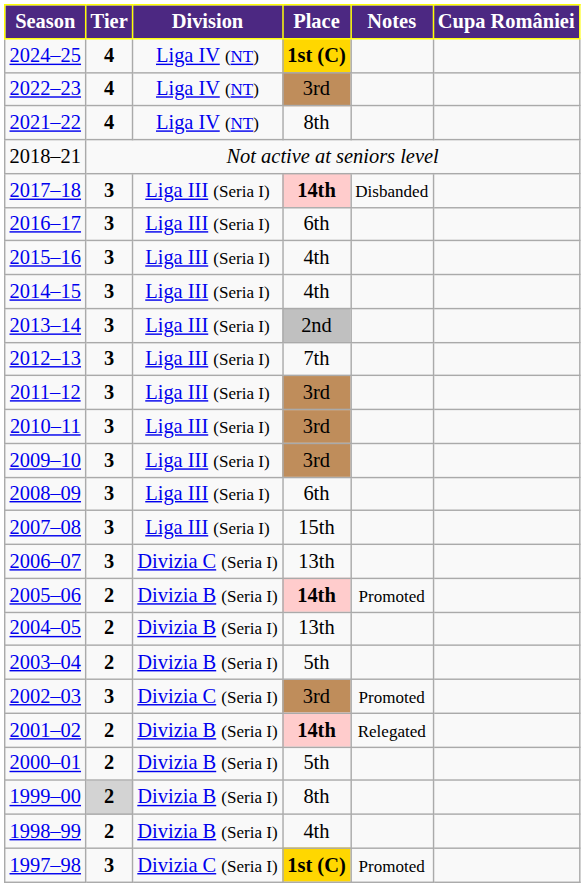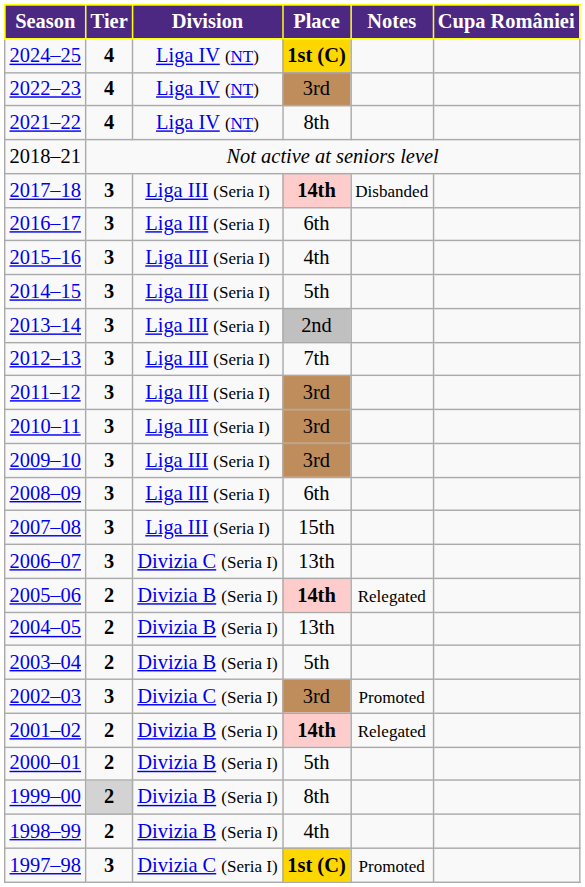(316, 291) 4th -> (316, 291) 5th
(392, 596) Promoted -> (392, 596) Relegated
